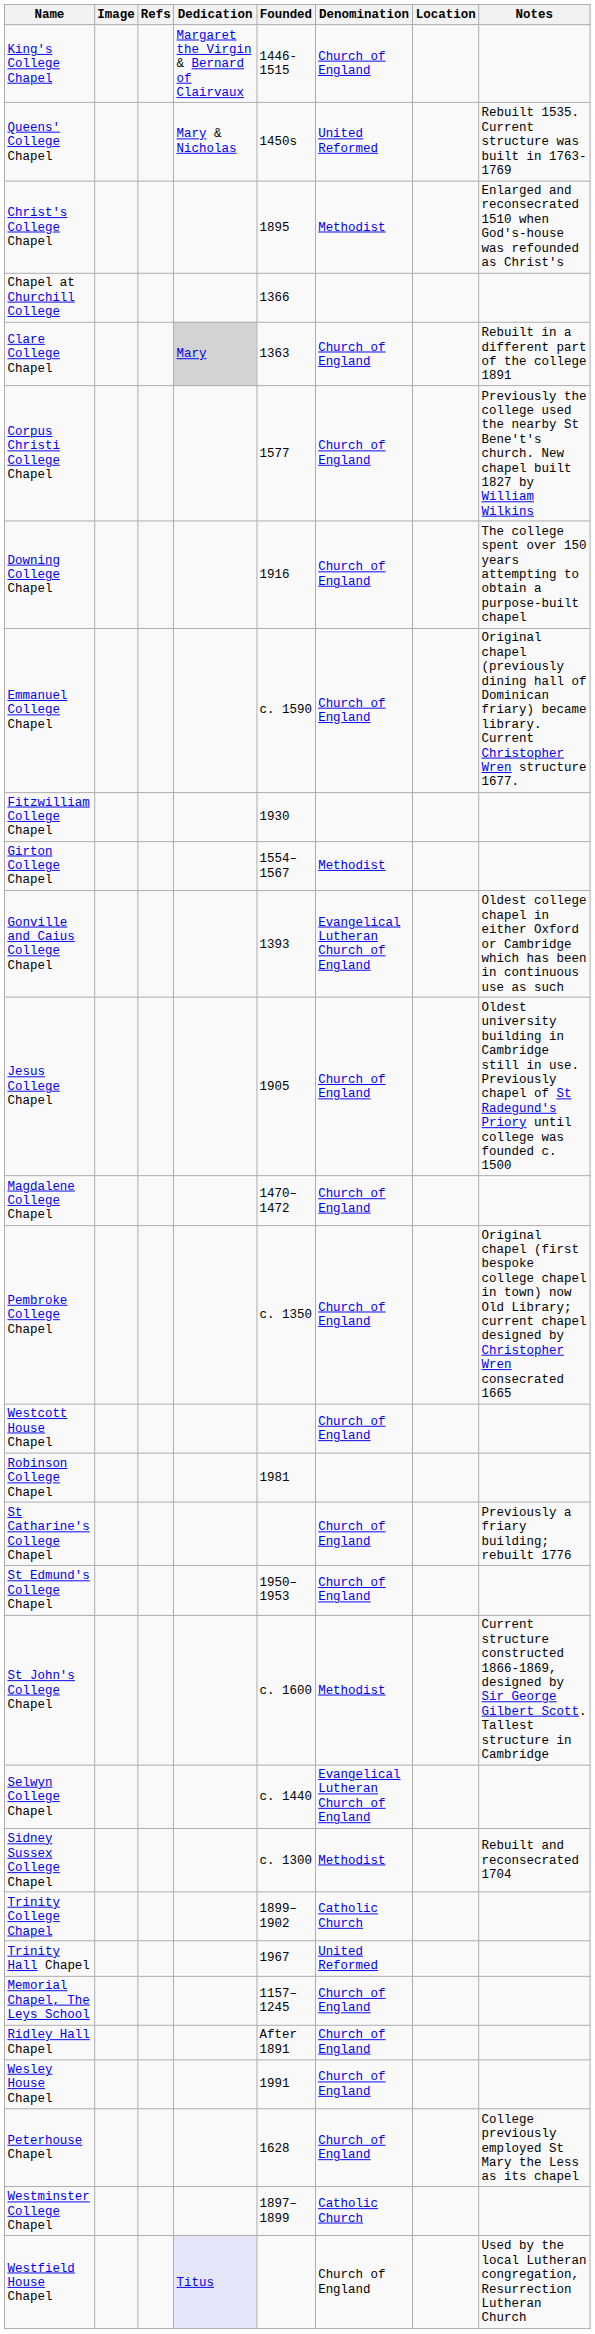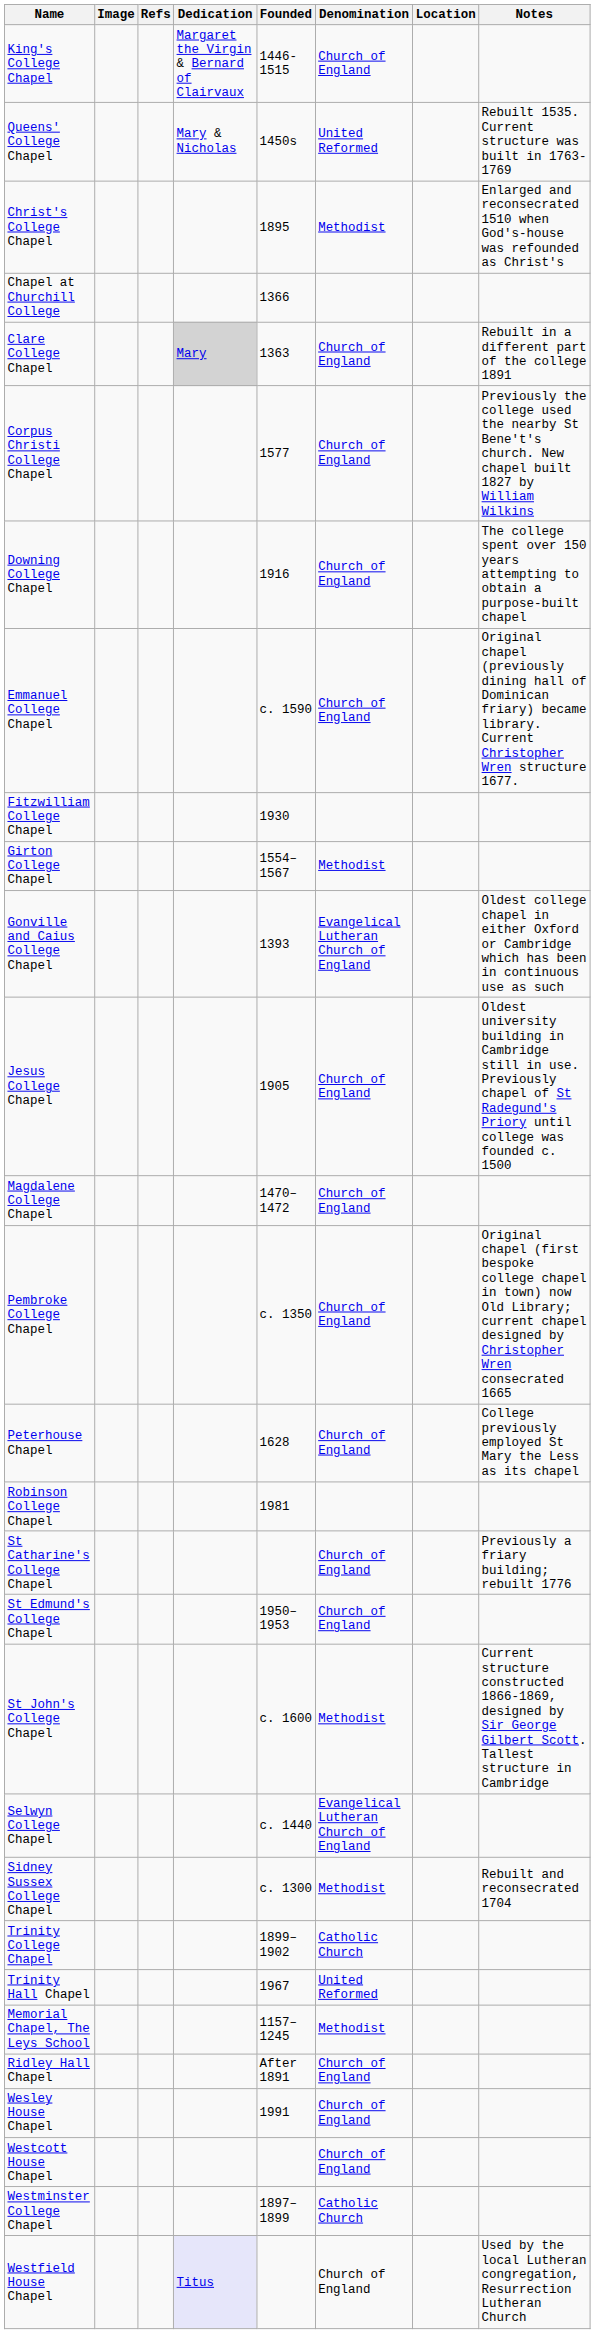rows swapped: (45, 2148) <-> (37, 1429)
(352, 2000) Church of England -> (352, 2029) Methodist
